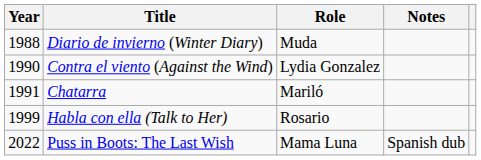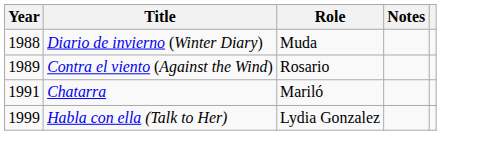(24, 67) 1990 -> (24, 67) 1989
(330, 67) Lydia Gonzalez -> (305, 67) Rosario
(305, 117) Rosario -> (330, 117) Lydia Gonzalez
- row: (140, 142)
